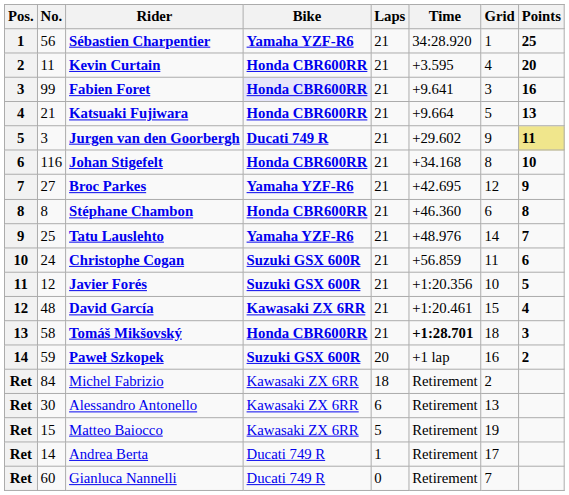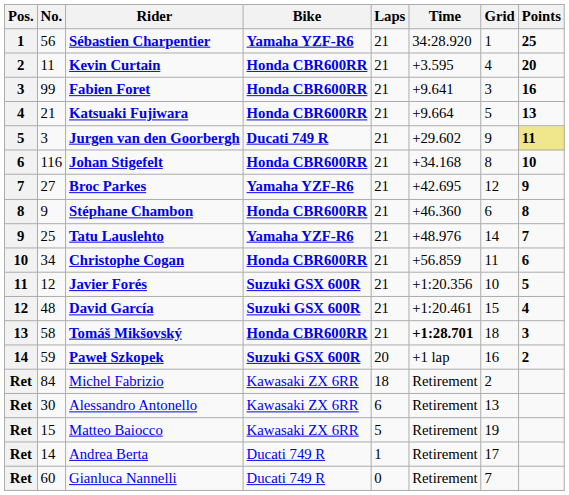(307, 89) lavender background -> (307, 89) no background
(44, 211) 8 -> (44, 211) 9
(48, 259) 24 -> (48, 259) 34
(303, 259) Suzuki GSX 600R -> (307, 259) Honda CBR600RR
(306, 308) Kawasaki ZX 6RR -> (303, 308) Suzuki GSX 600R
